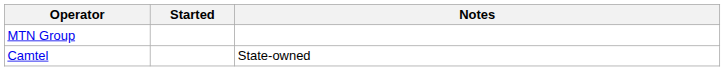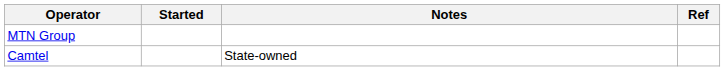+ column: (698, 14)
